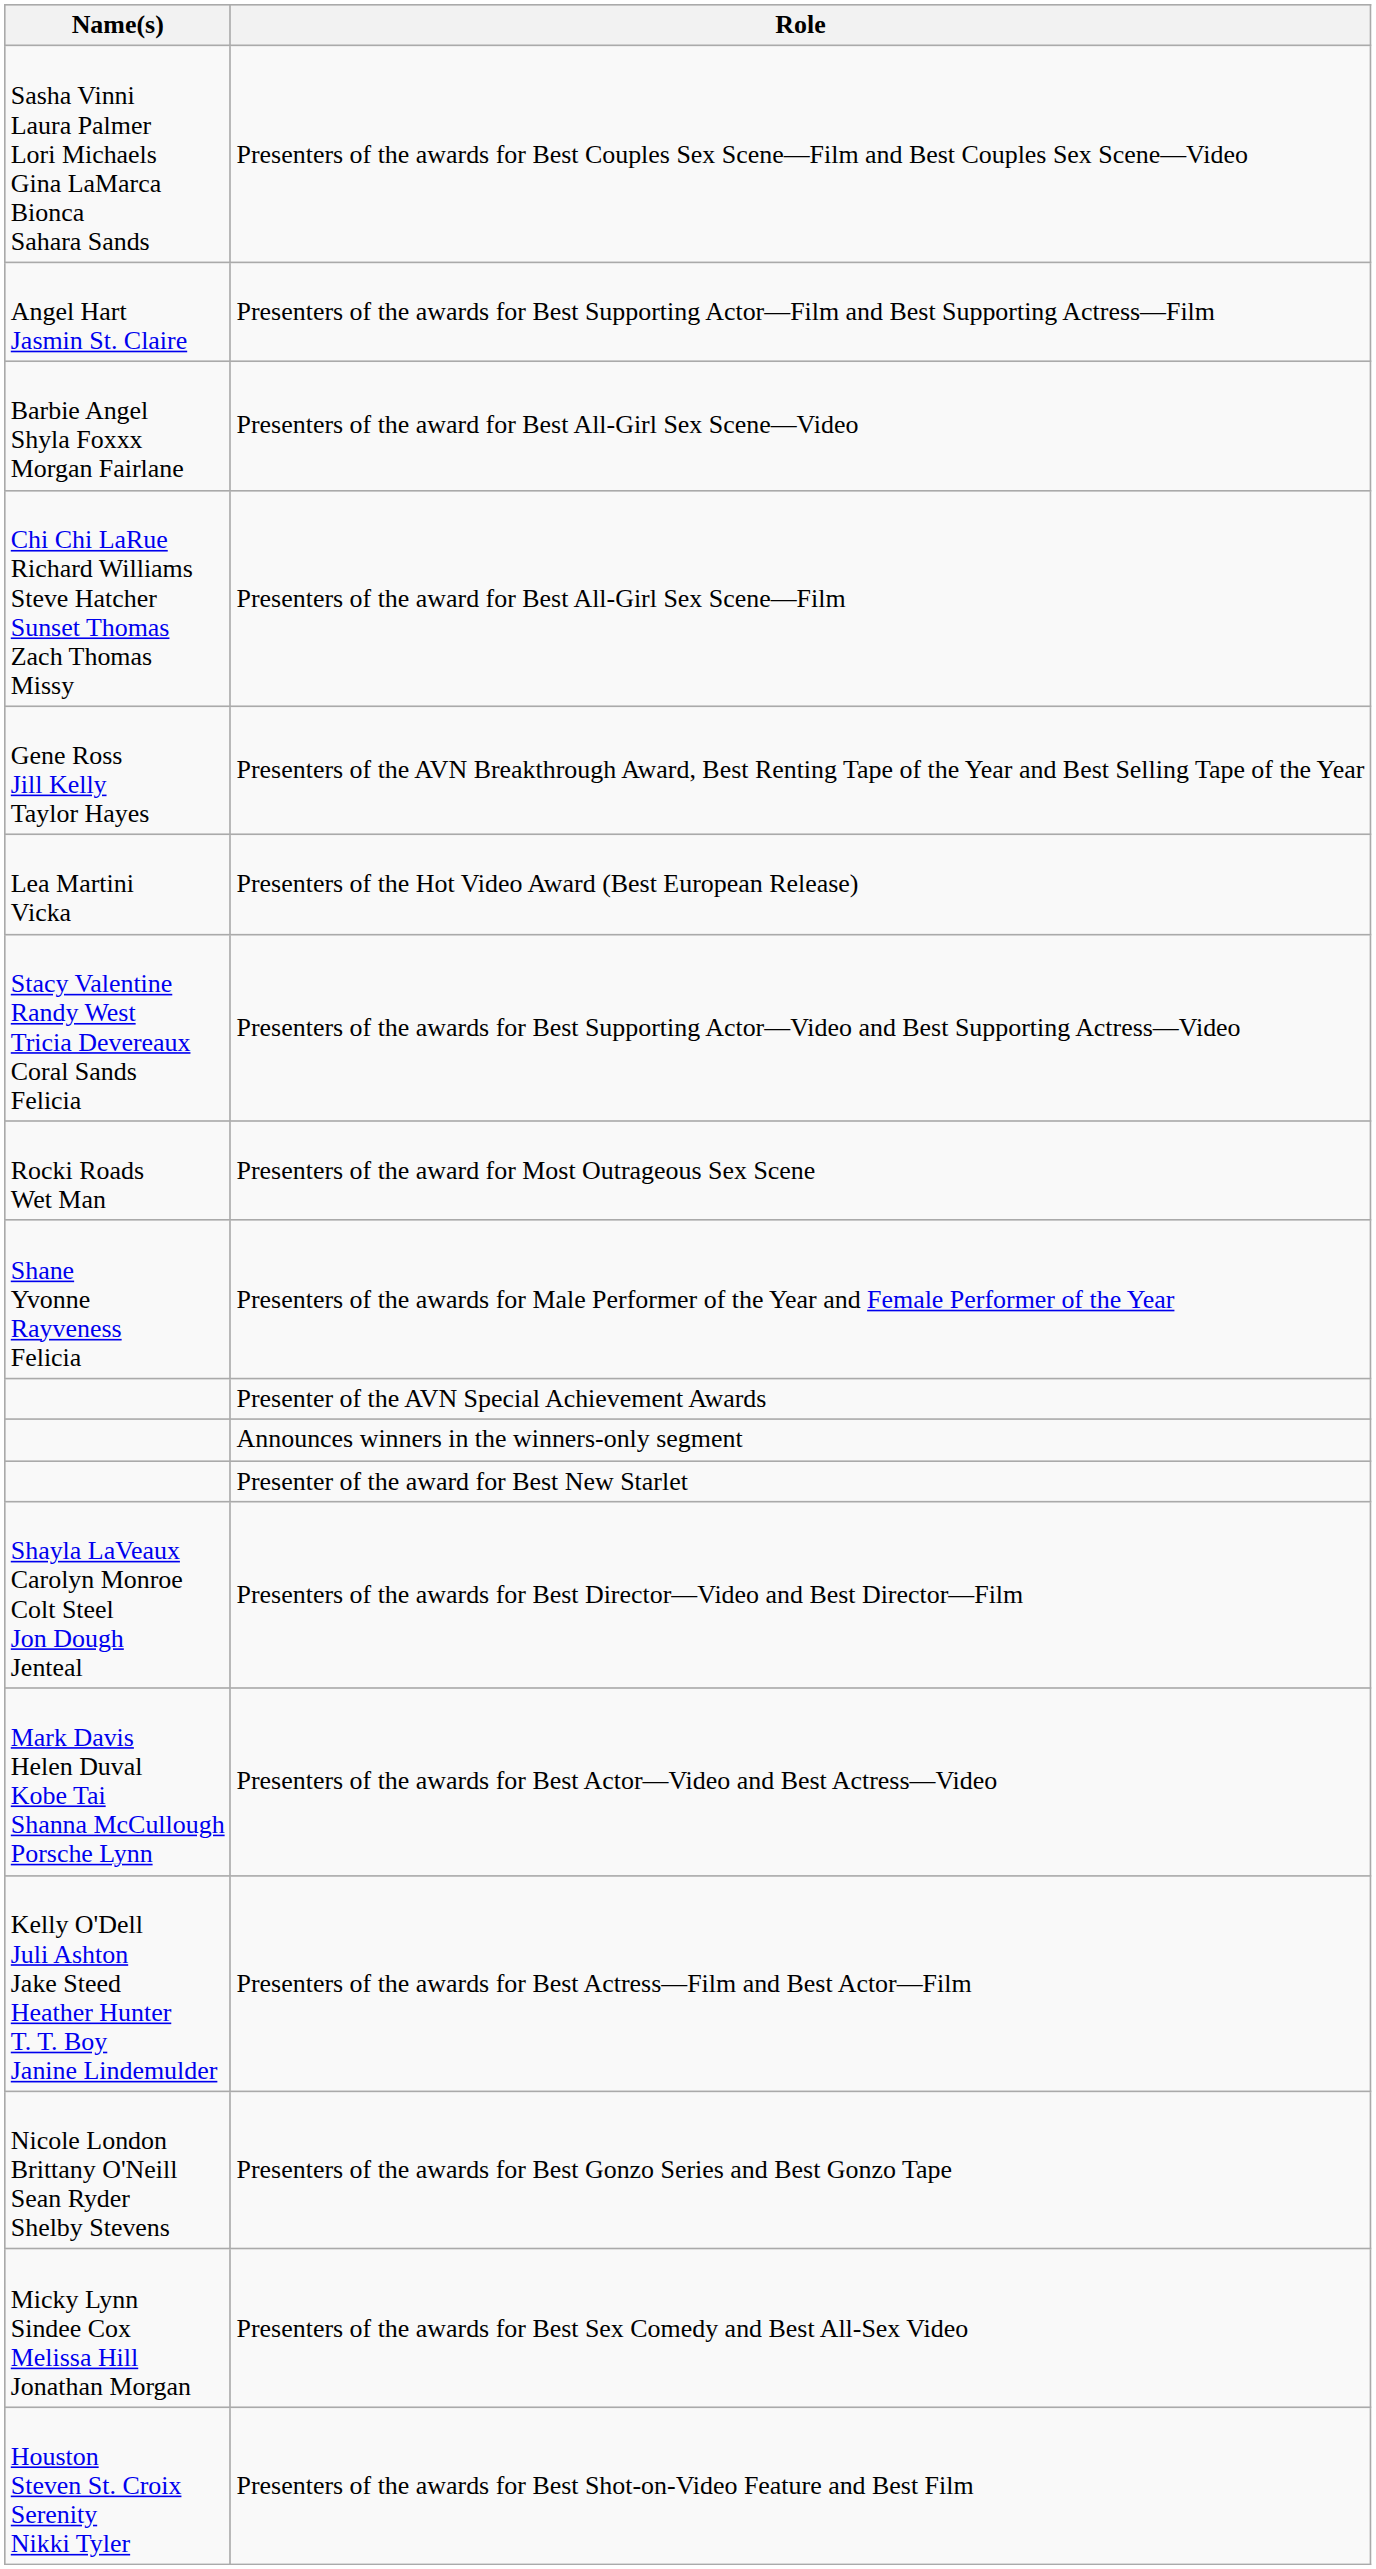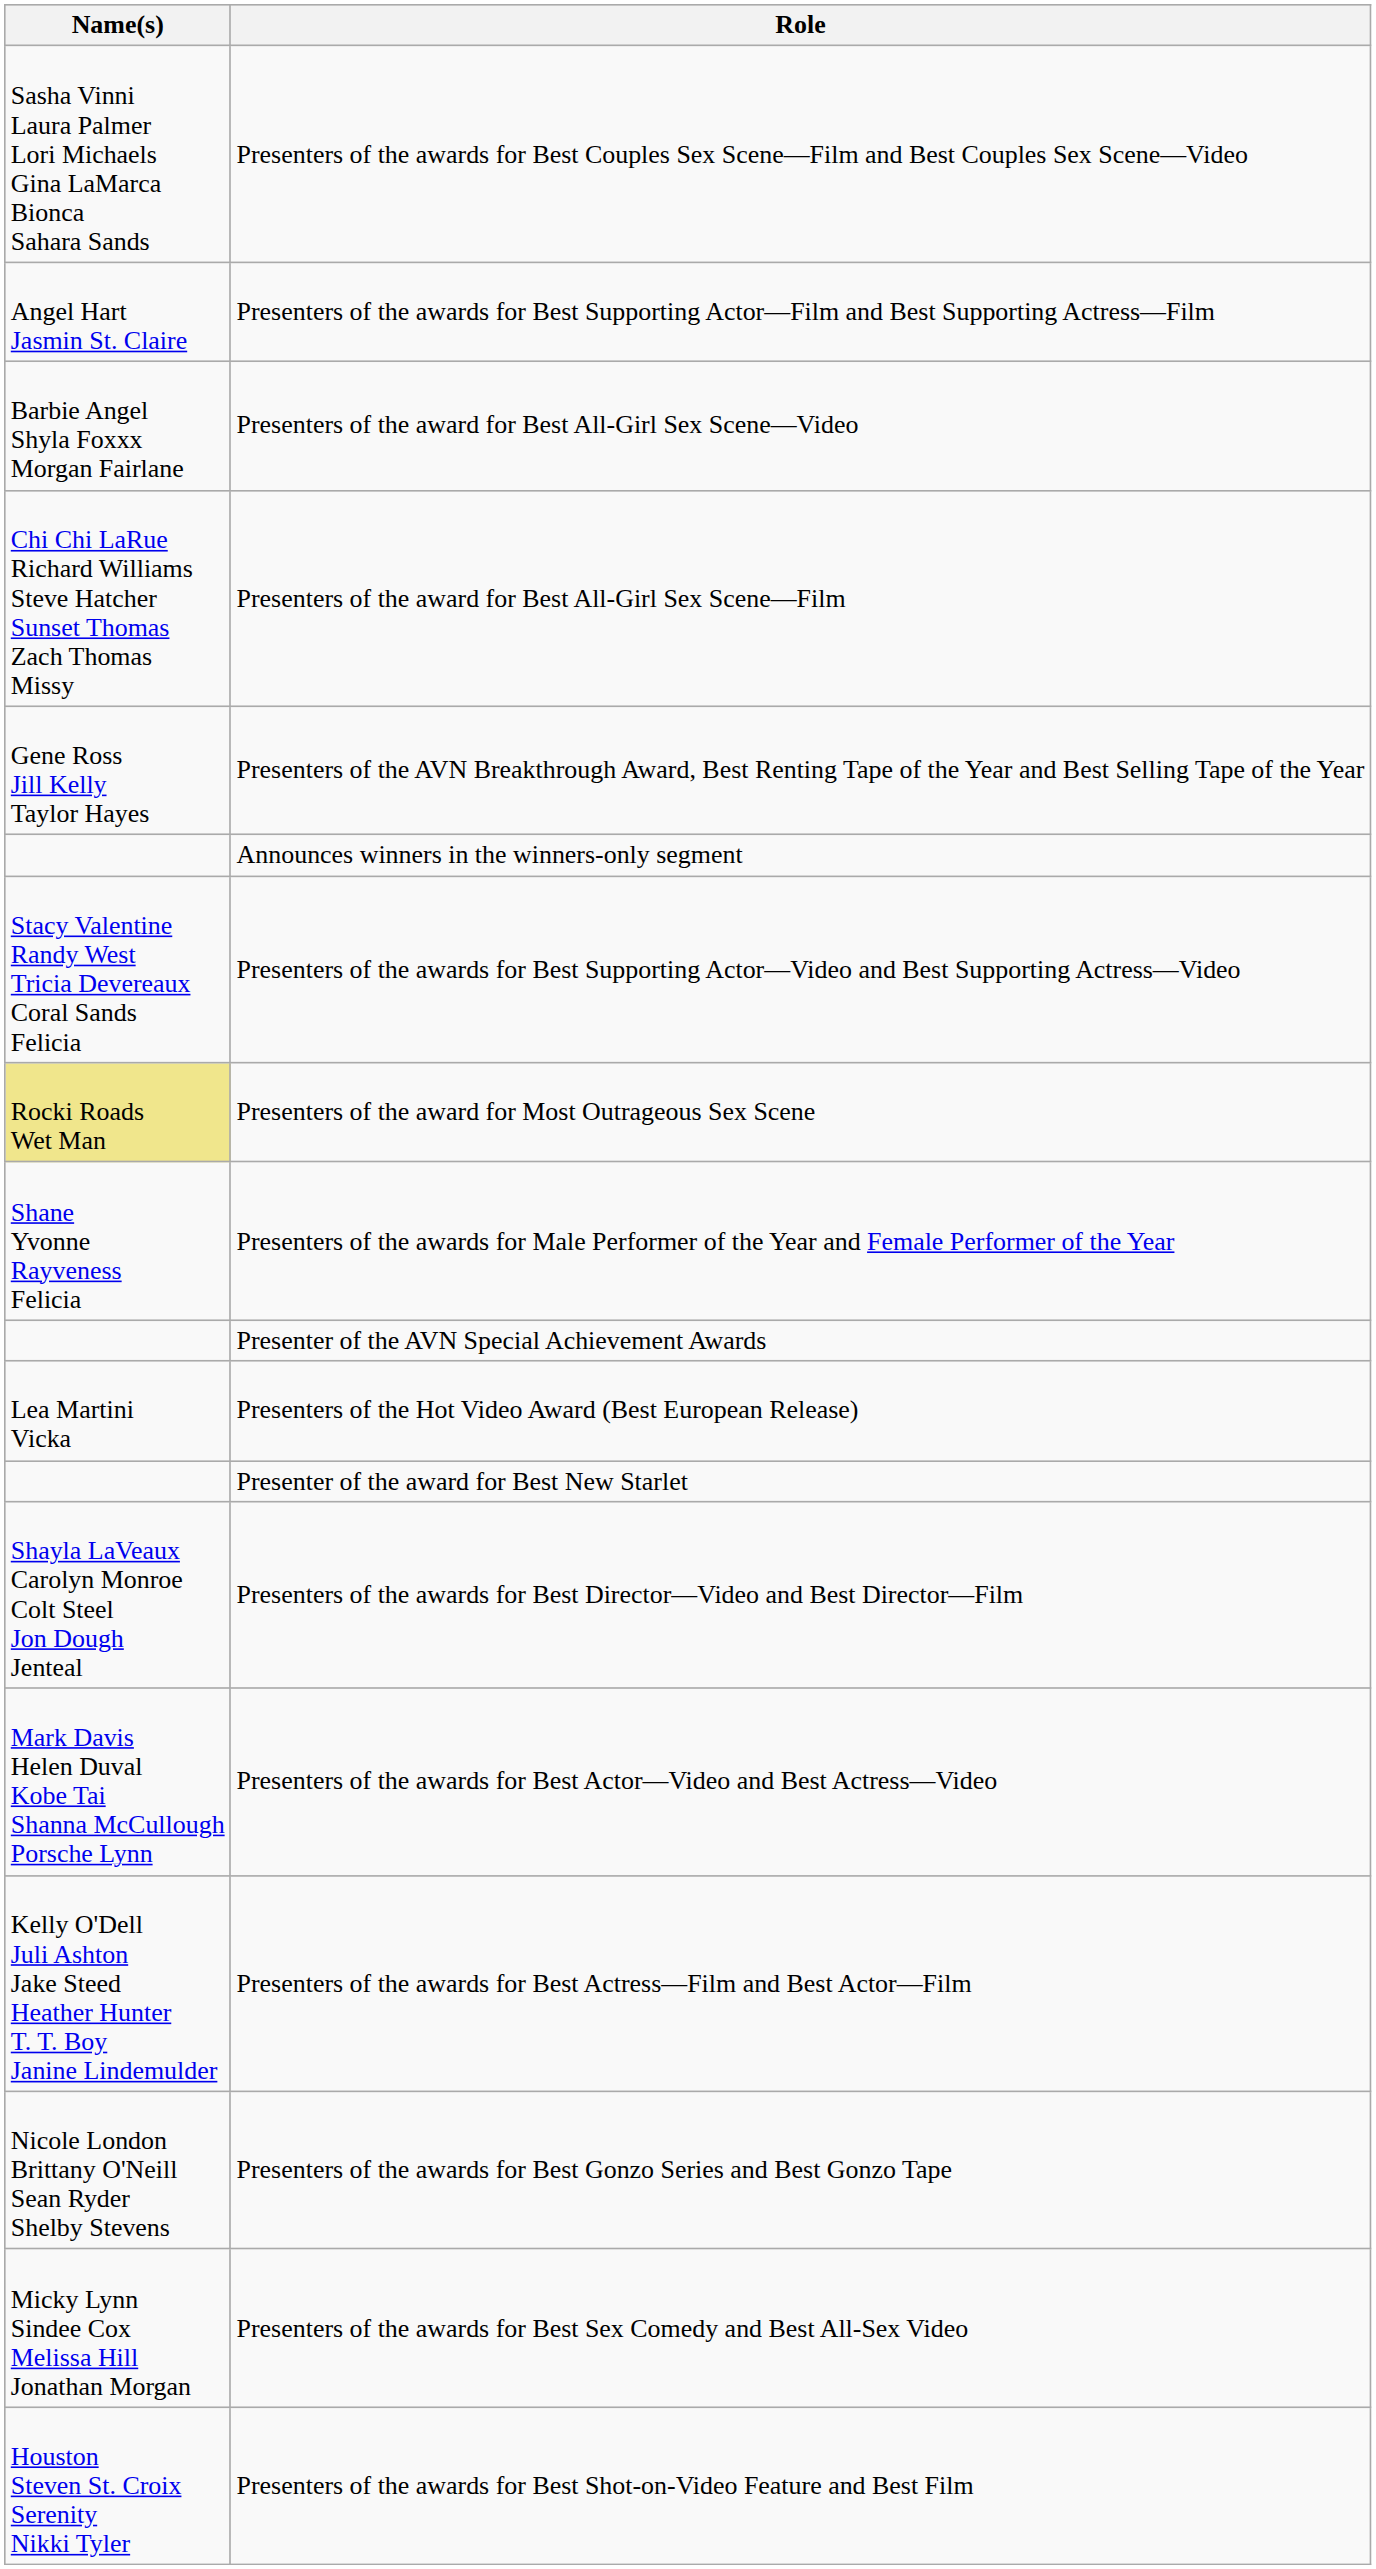rows swapped: (547, 884) <-> (490, 1439)
(77, 1184) no background -> (77, 1126) khaki background
